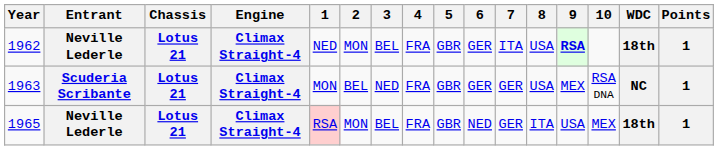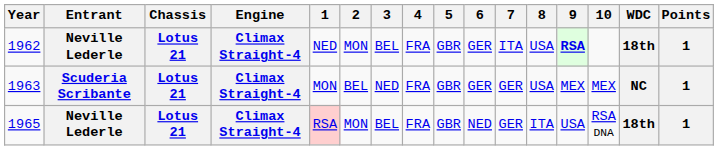(604, 85) RSA DNA -> (604, 86) MEX
(604, 125) MEX -> (604, 124) RSA DNA
